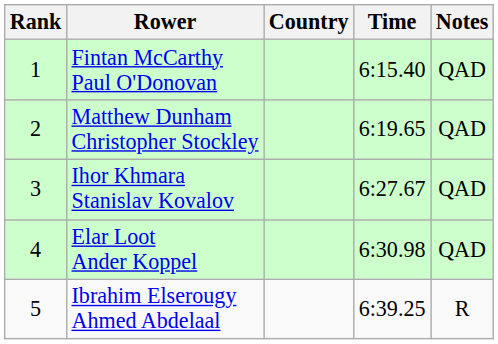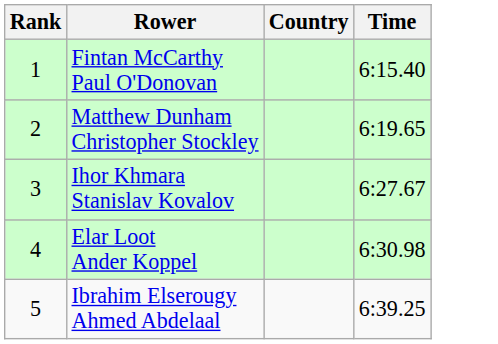- column: (462, 22)
